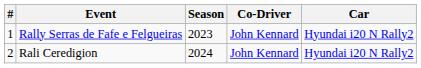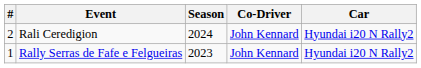rows swapped: (101, 33) <-> (58, 53)
